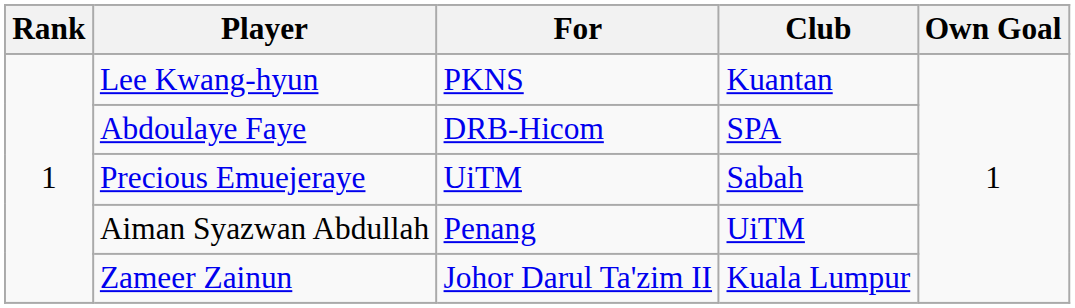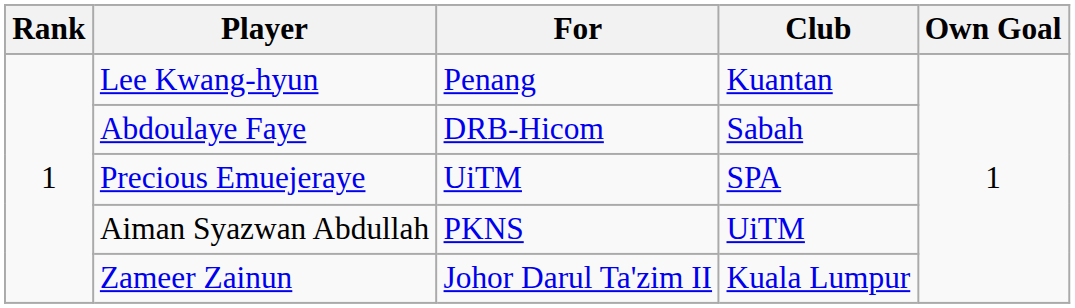(484, 79) PKNS -> (490, 79) Penang
(754, 128) SPA -> (765, 128) Sabah
(765, 178) Sabah -> (754, 178) SPA
(490, 228) Penang -> (484, 228) PKNS
